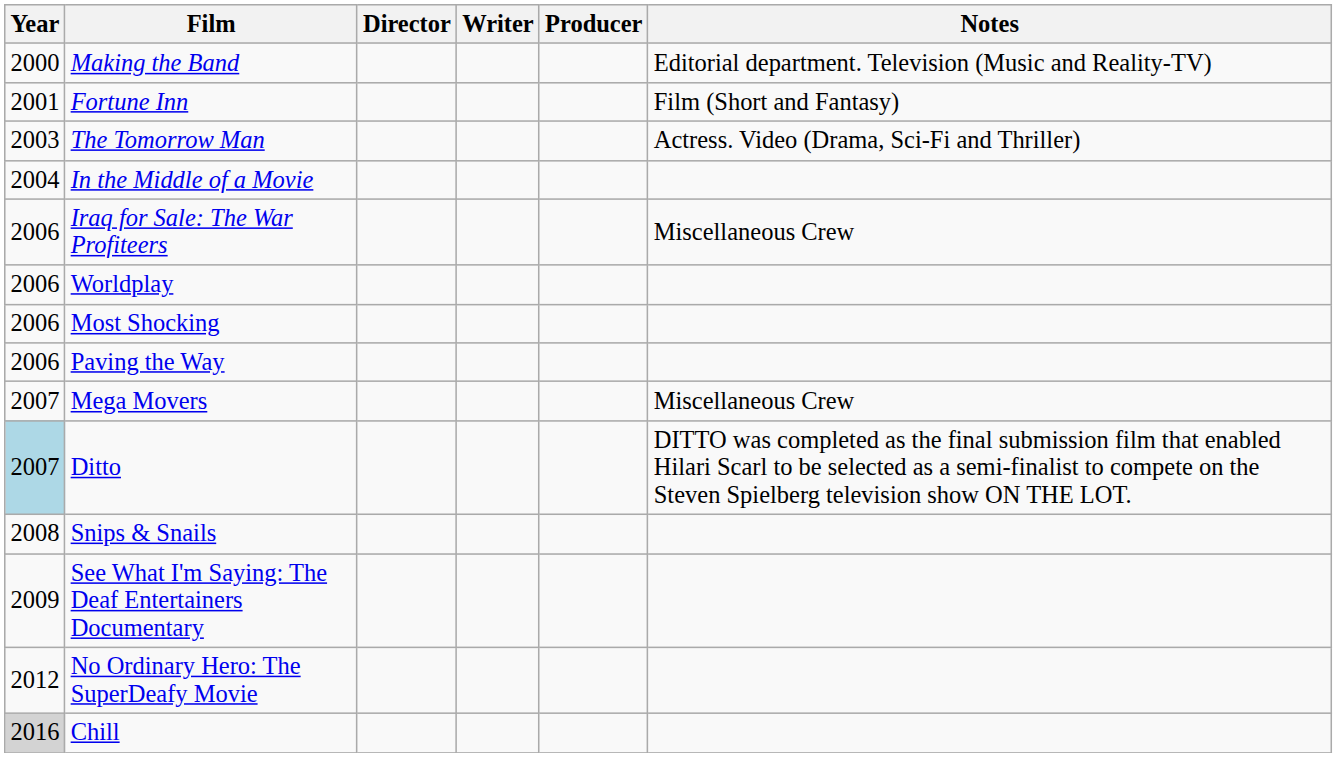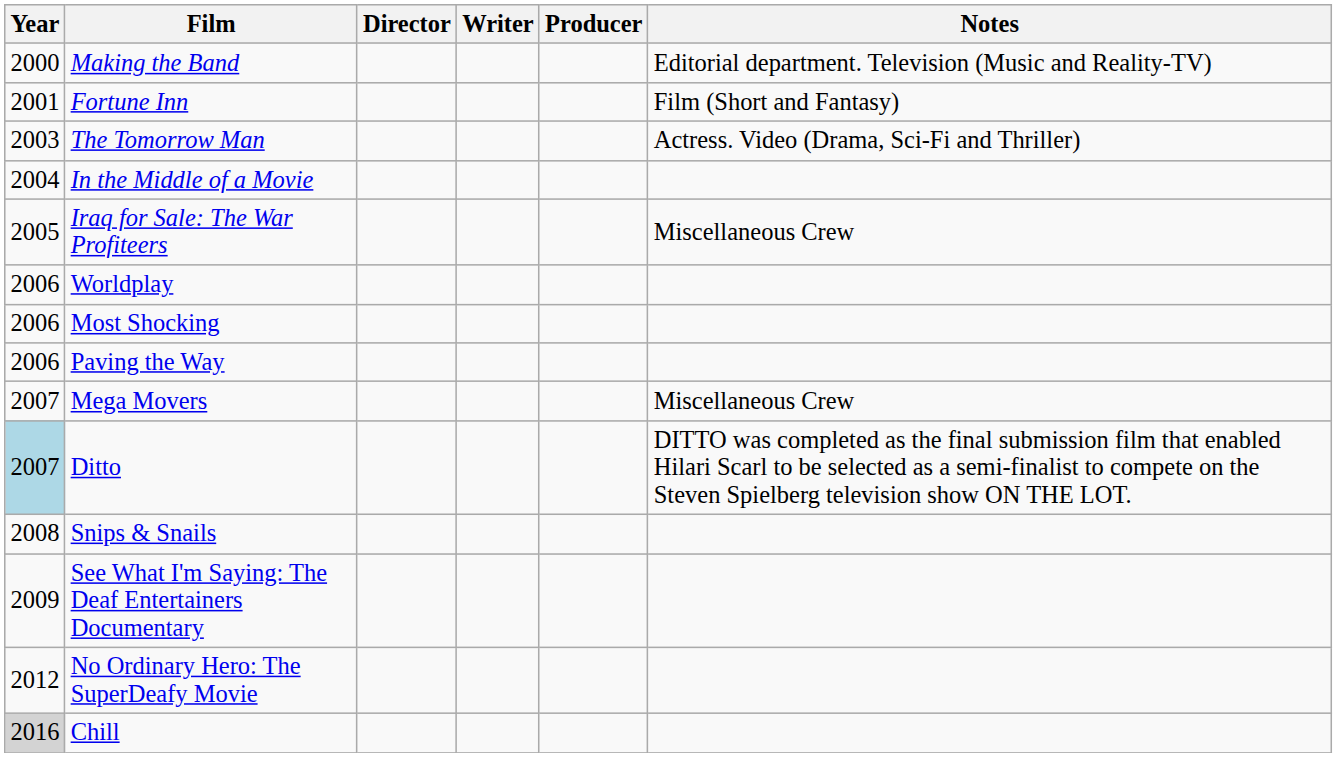(35, 231) 2006 -> (35, 231) 2005
